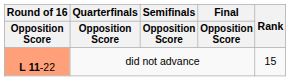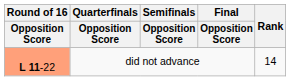(270, 62) 15 -> (270, 62) 14
